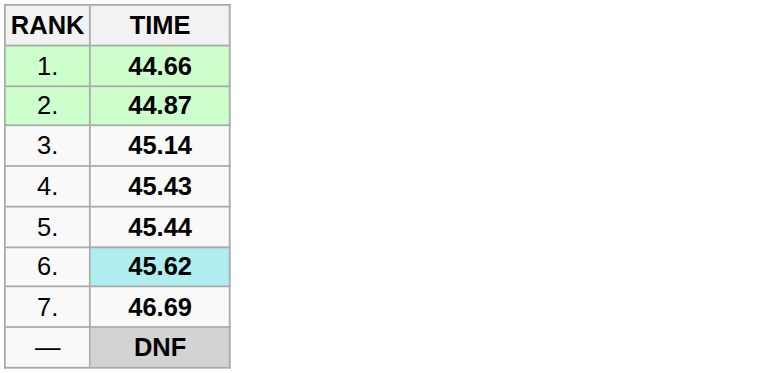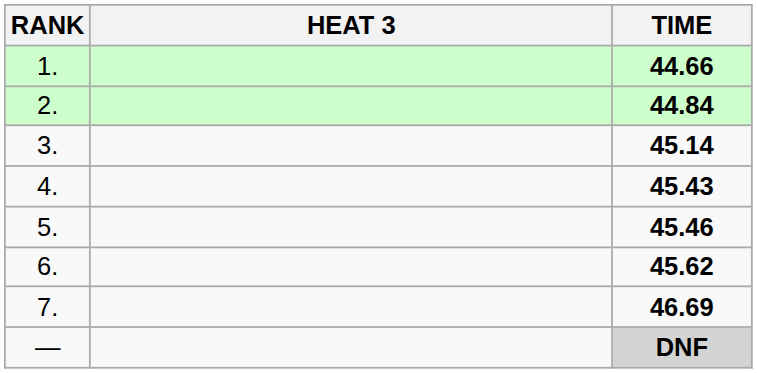+ column: (351, 25)
(160, 106) 44.87 -> (682, 106) 44.84
(160, 227) 45.44 -> (682, 227) 45.46
(160, 267) paleturquoise background -> (682, 267) no background
